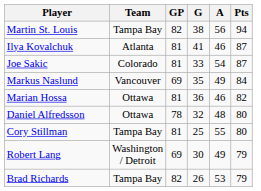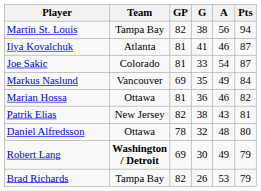+ row: (32, 115)
- row: (37, 132)
(138, 155) normal -> (140, 155) bold
